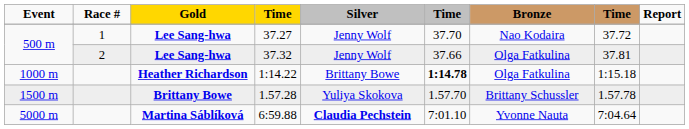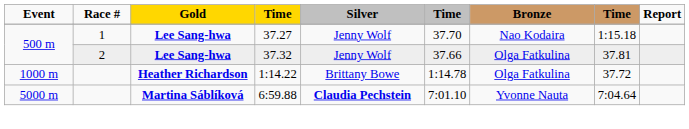(617, 34) 37.72 -> (617, 34) 1:15.18
(447, 74) bold -> (447, 74) normal
(617, 74) 1:15.18 -> (617, 74) 37.72
- row: (278, 94)
